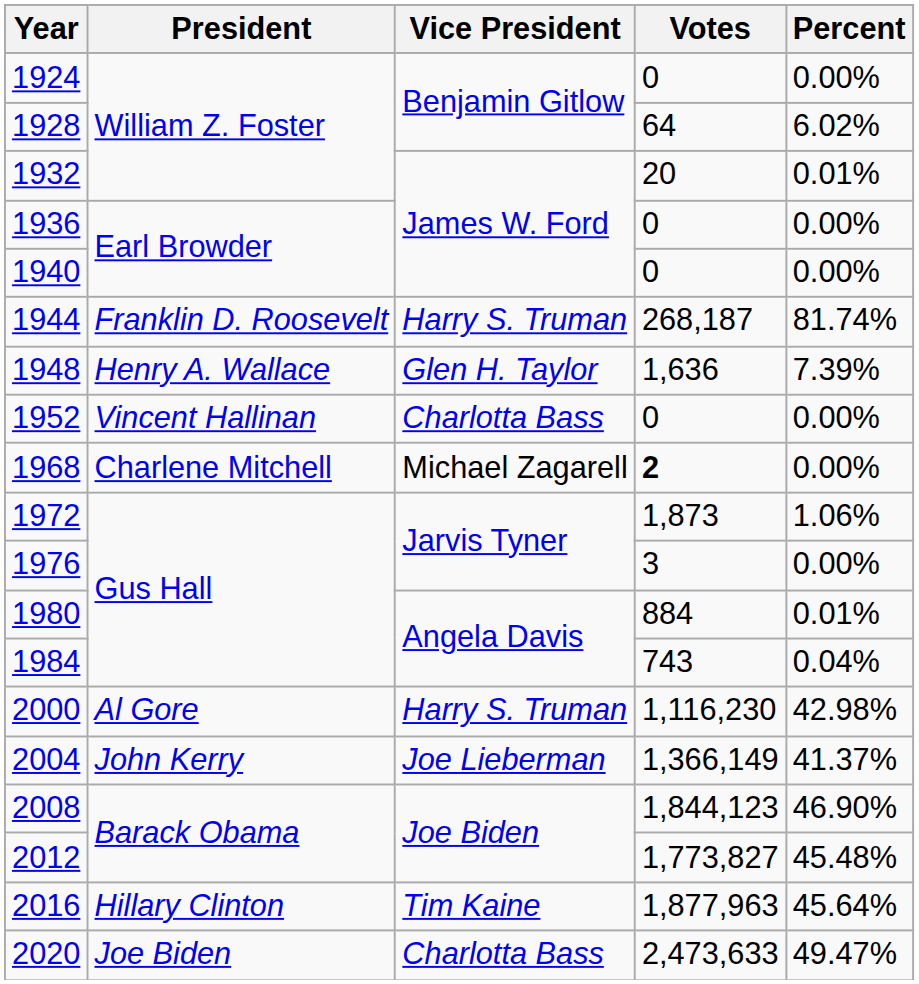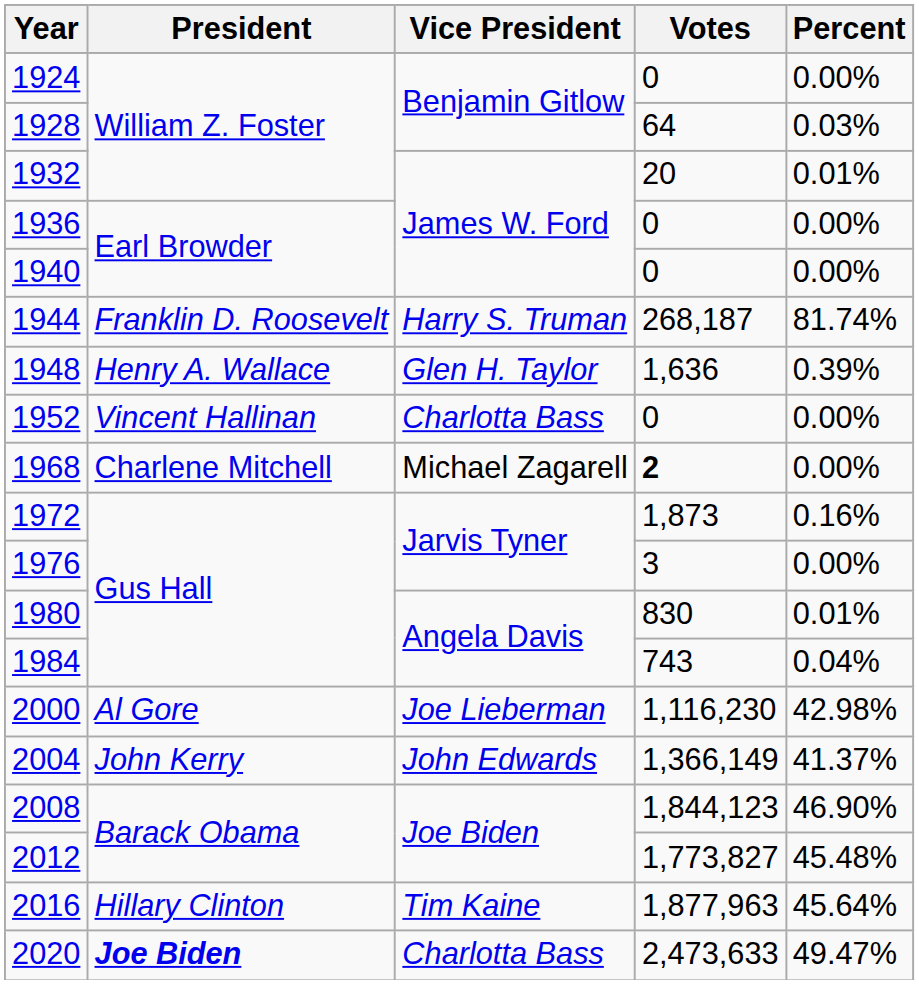(836, 126) 6.02% -> (836, 126) 0.03%
(836, 369) 7.39% -> (836, 369) 0.39%
(836, 516) 1.06% -> (836, 516) 0.16%
(668, 613) 884 -> (668, 613) 830
(515, 710) Harry S. Truman -> (504, 710) Joe Lieberman
(504, 759) Joe Lieberman -> (500, 759) John Edwards
(163, 954) normal -> (168, 954) bold
